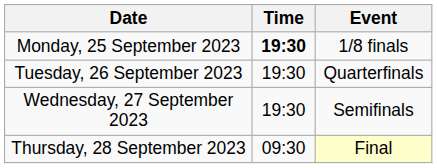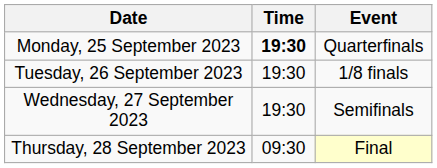(373, 45) 1/8 finals -> (373, 45) Quarterfinals
(373, 73) Quarterfinals -> (373, 73) 1/8 finals
